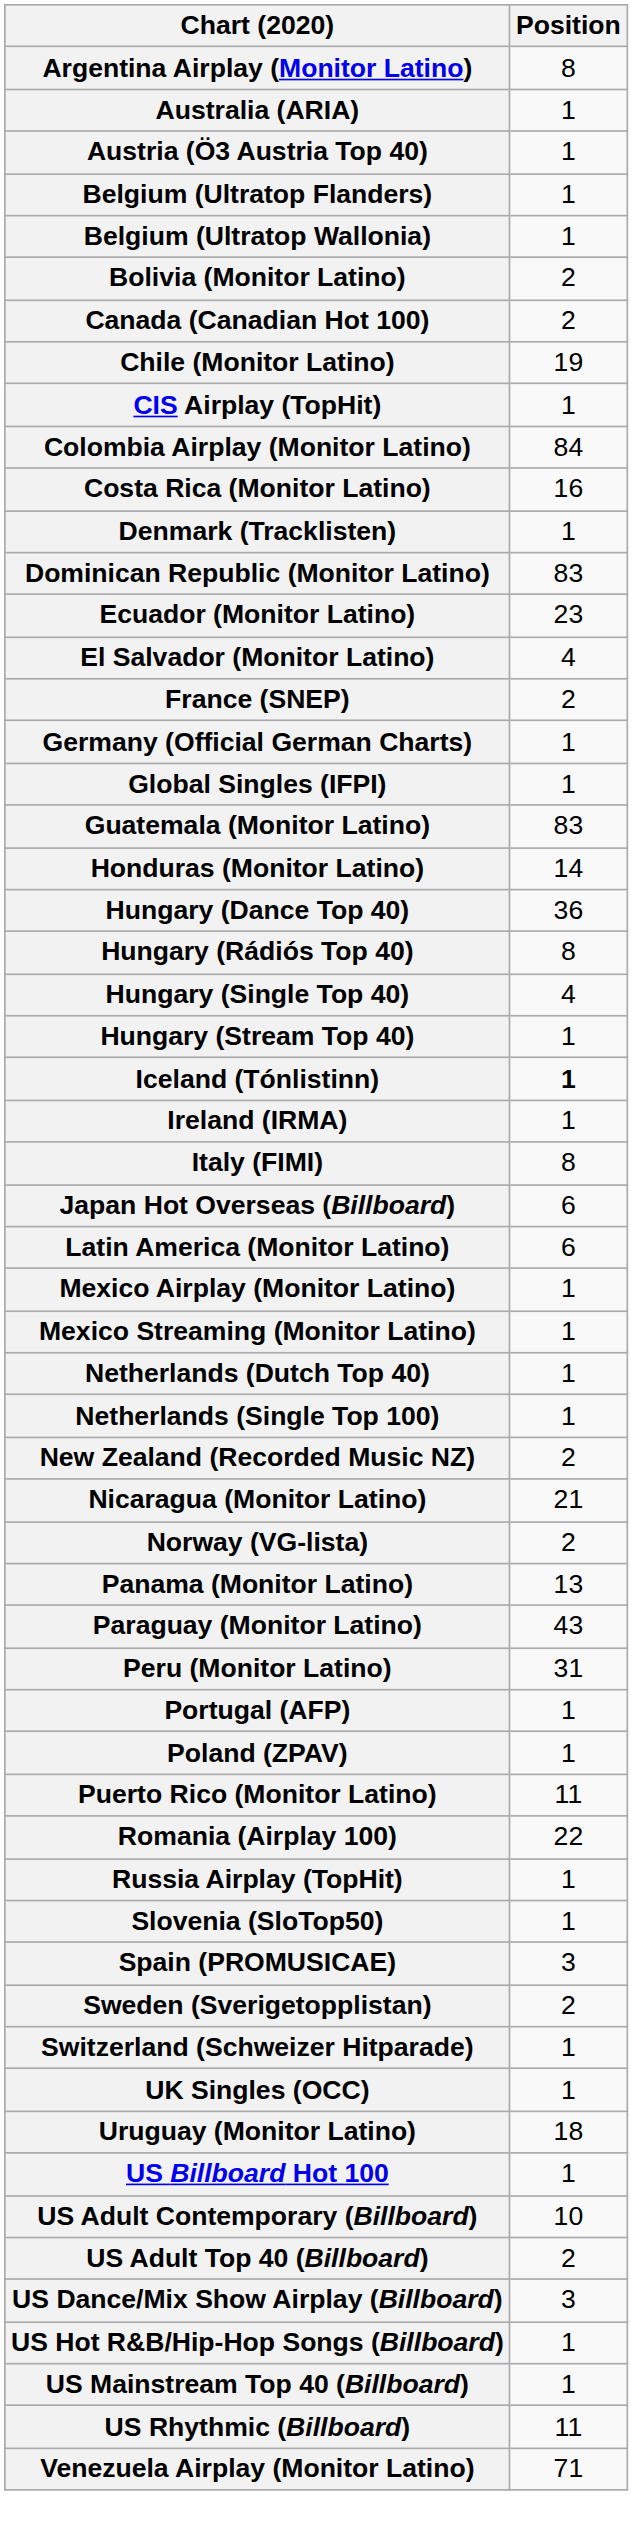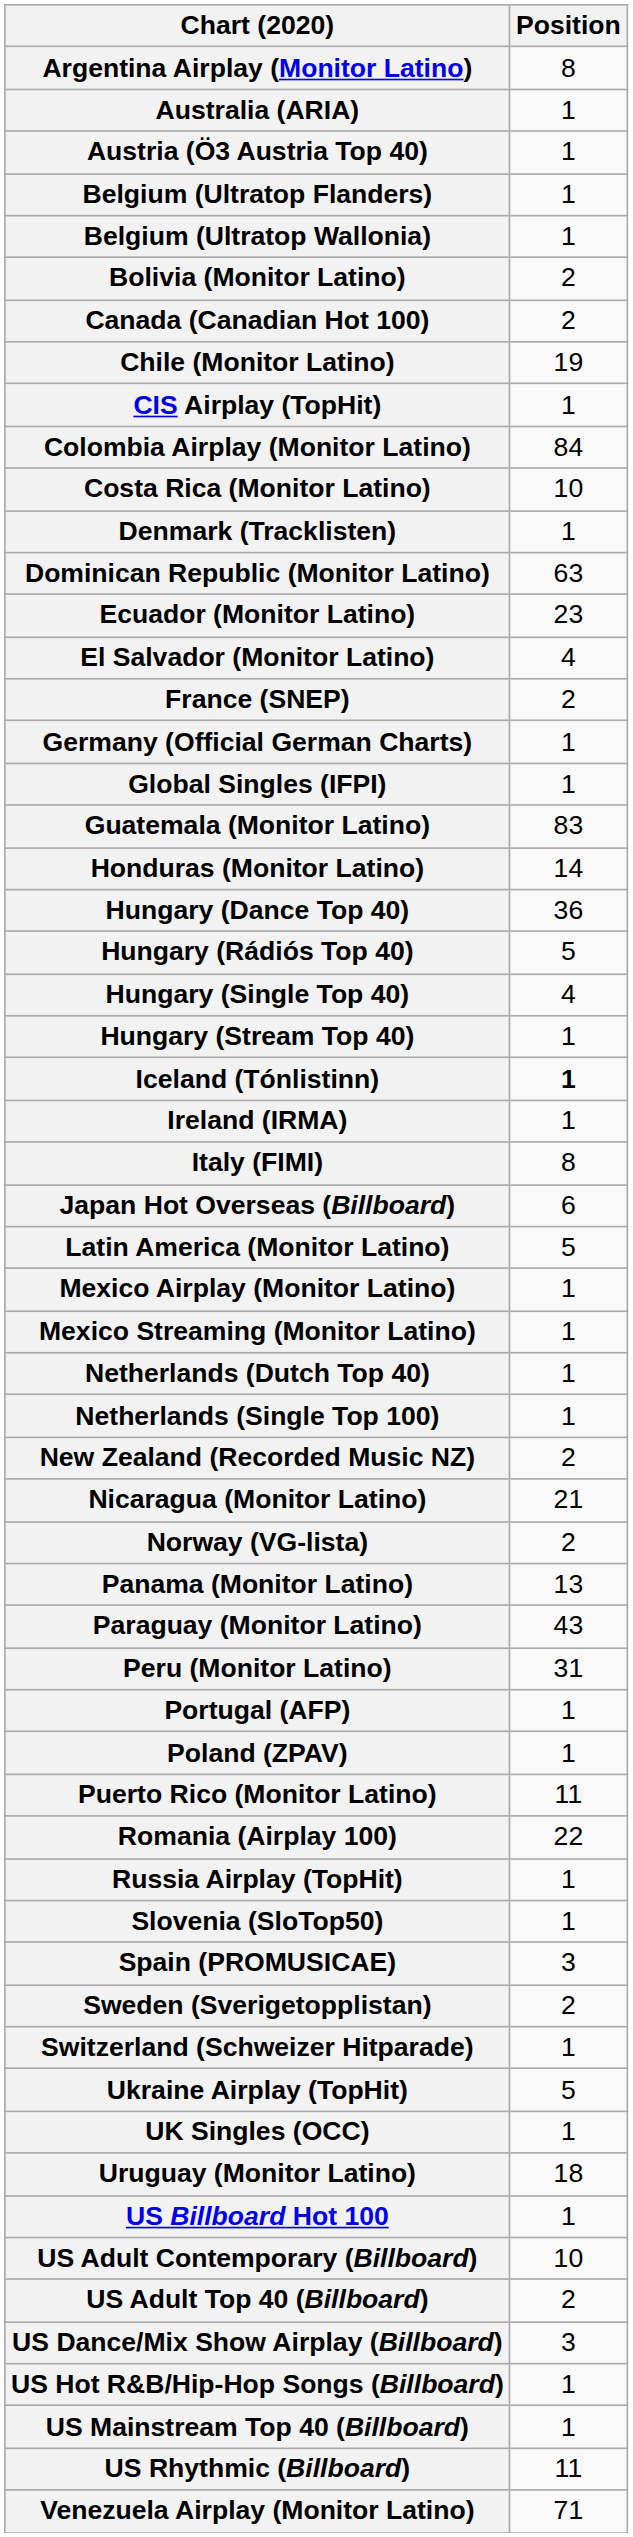(568, 488) 16 -> (568, 488) 10
(568, 573) 83 -> (568, 573) 63
(568, 952) 8 -> (568, 952) 5
(568, 1247) 6 -> (568, 1247) 5
+ row: (257, 2089)
